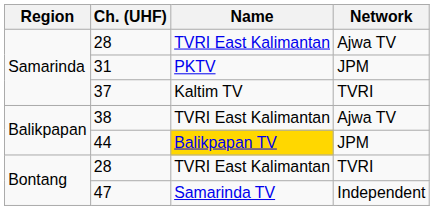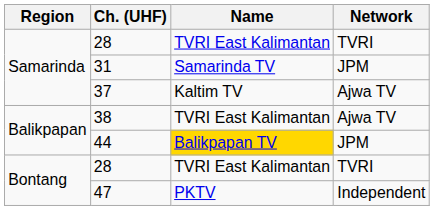(367, 42) Ajwa TV -> (355, 42) TVRI
(195, 67) PKTV -> (225, 67) Samarinda TV
(355, 92) TVRI -> (367, 92) Ajwa TV
(225, 192) Samarinda TV -> (195, 192) PKTV
